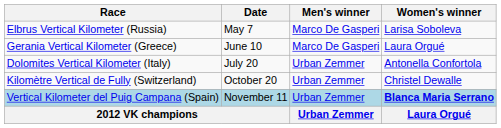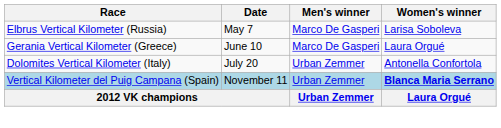- row: (102, 81)
